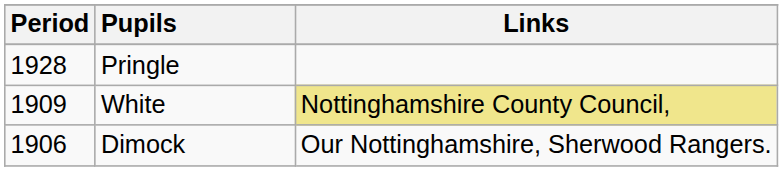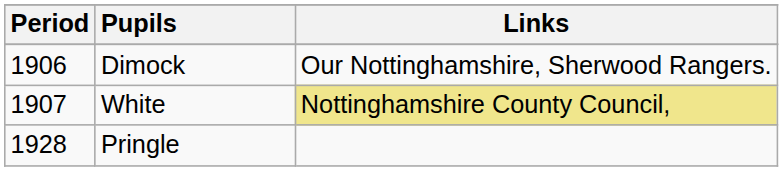rows swapped: (143, 144) <-> (140, 64)
(39, 104) 1909 -> (39, 104) 1907
